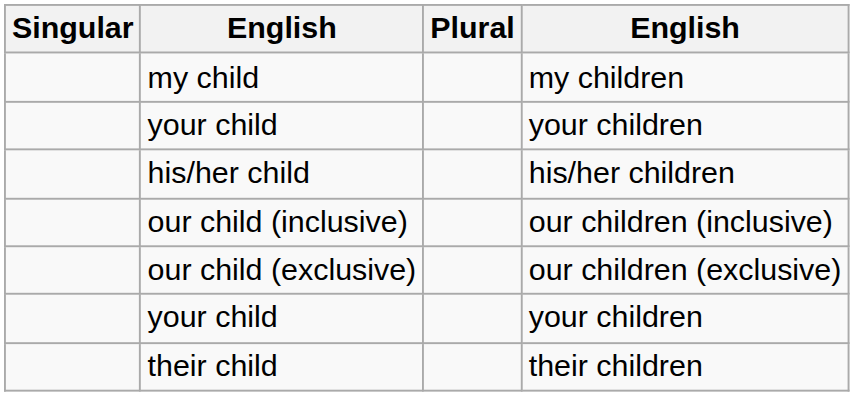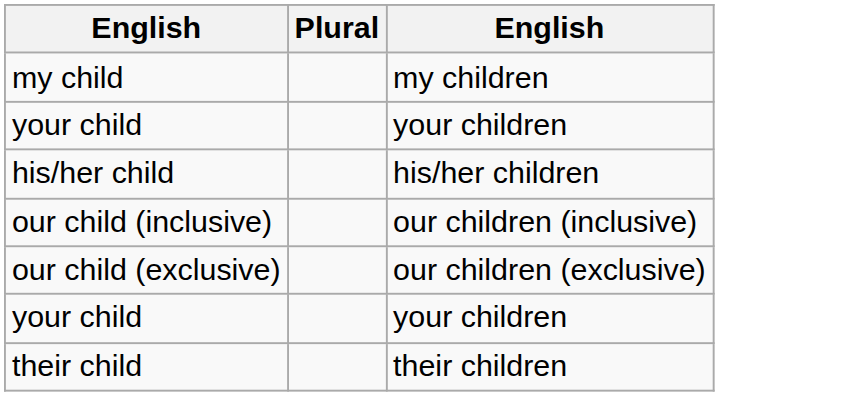- column: (73, 28)
